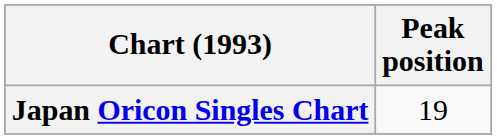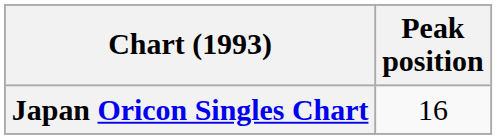(433, 109) 19 -> (433, 109) 16
